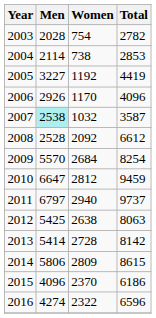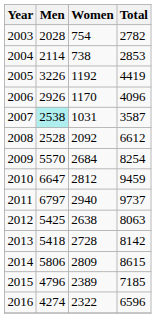(52, 76) 3227 -> (52, 76) 3226
(84, 117) 1032 -> (84, 117) 1031
(52, 240) 5414 -> (52, 240) 5418
(52, 281) 4096 -> (52, 281) 4796
(84, 281) 2370 -> (84, 281) 2389
(133, 281) 6186 -> (133, 281) 7185
